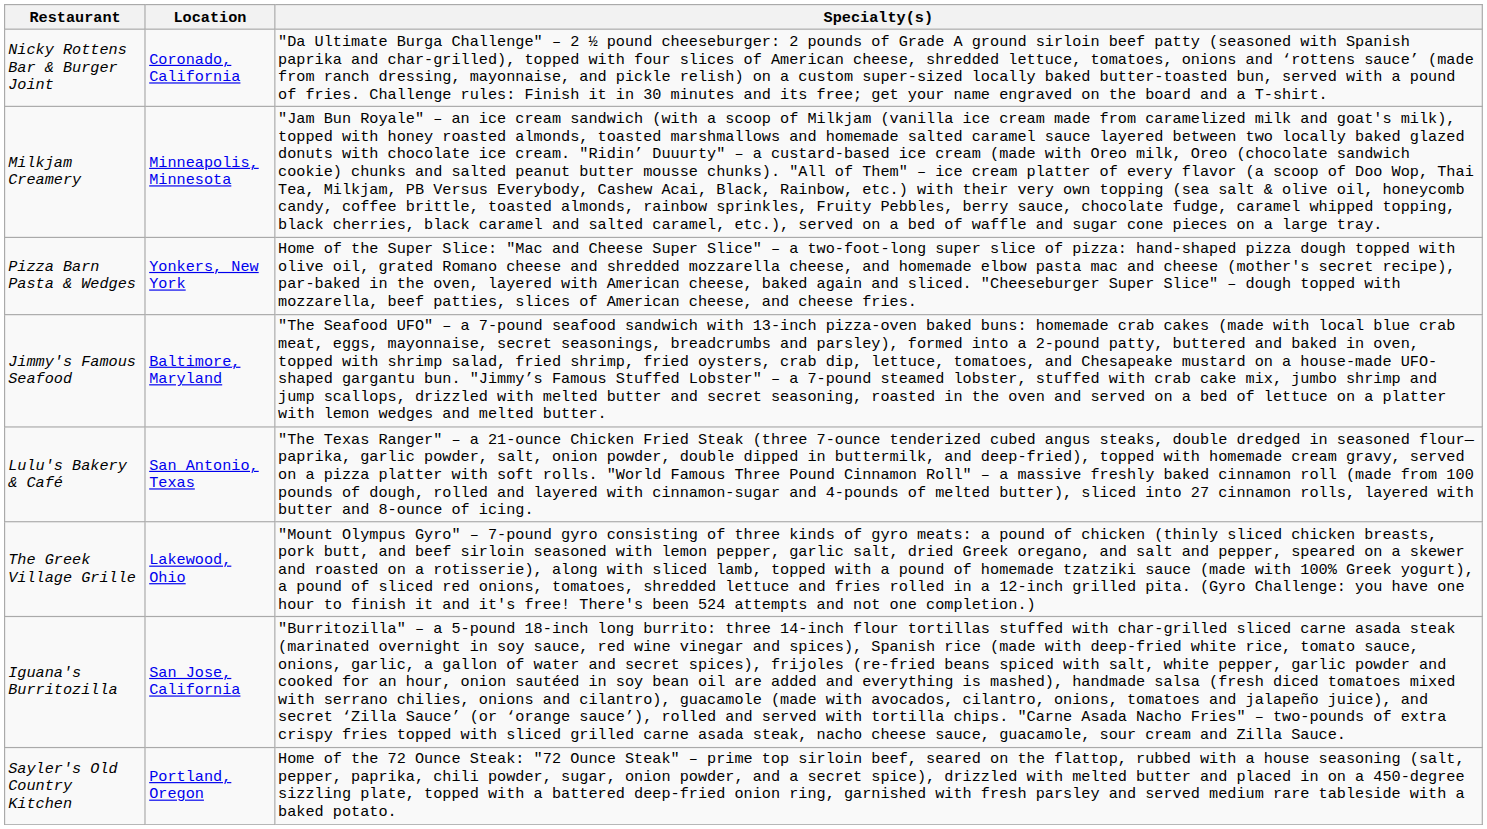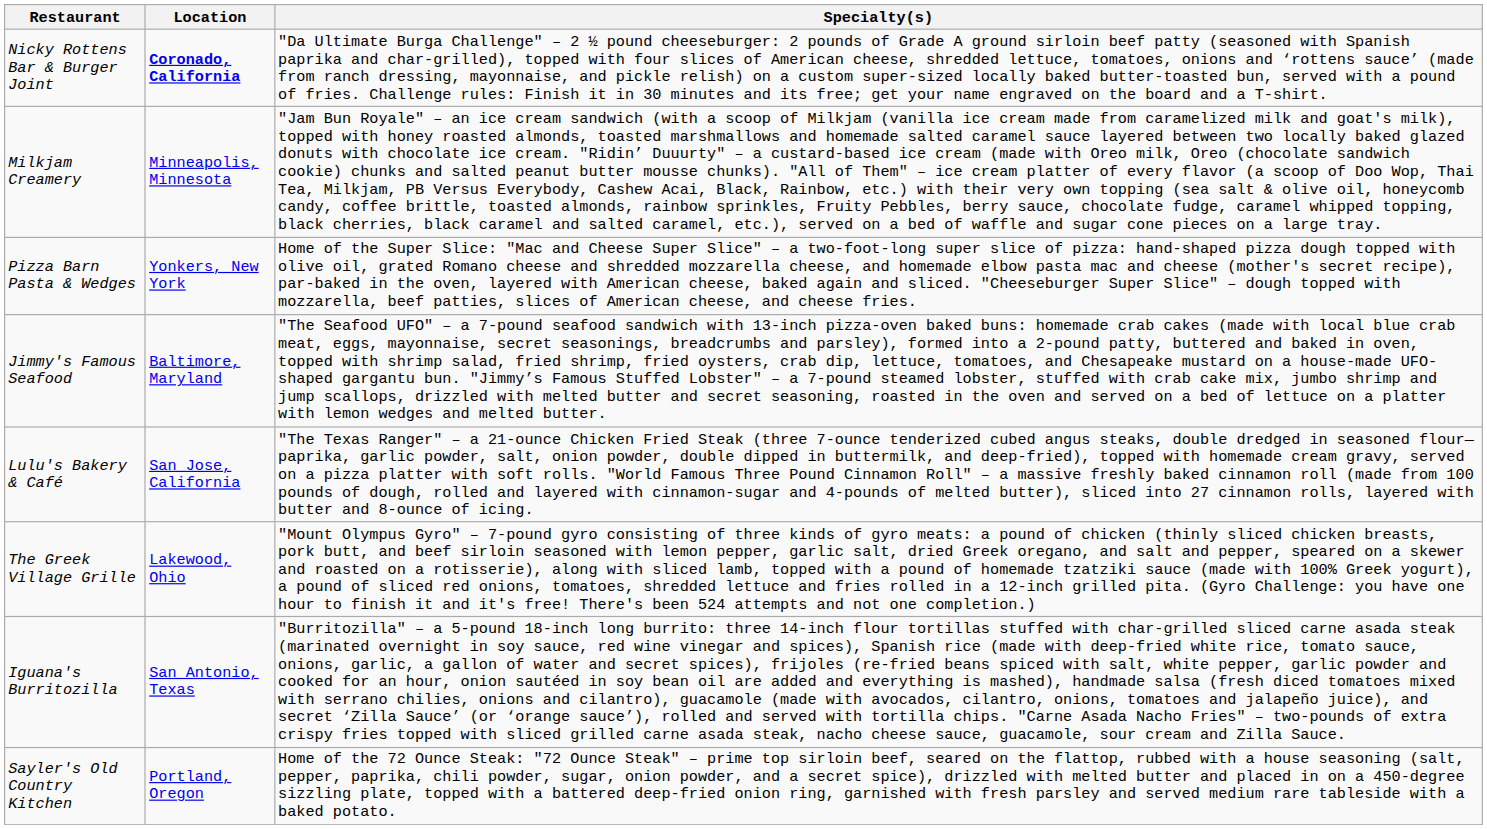(195, 68) normal -> (195, 68) bold
(204, 474) San Antonio, Texas -> (195, 474) San Jose, California
(195, 682) San Jose, California -> (204, 682) San Antonio, Texas
